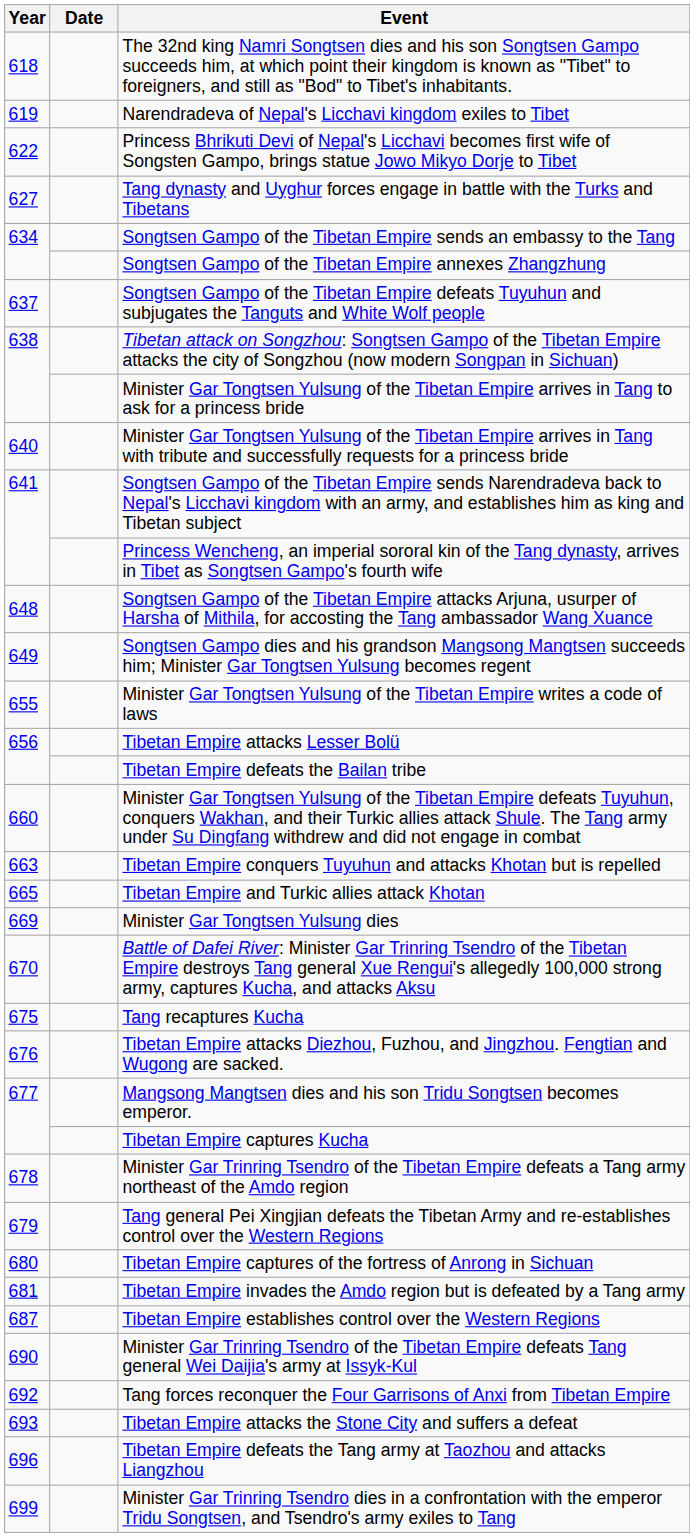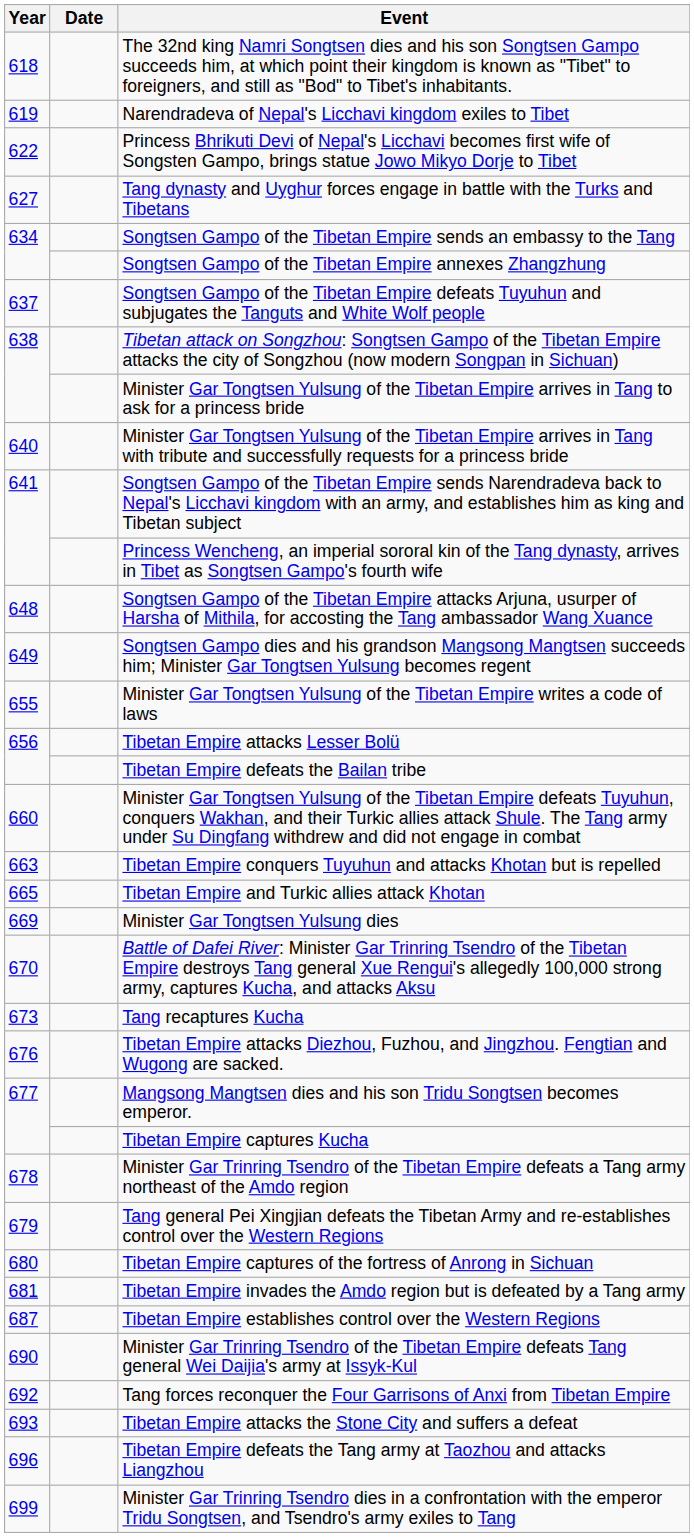(23, 1016) 675 -> (23, 1016) 673
